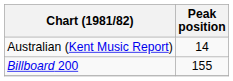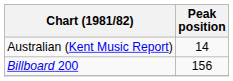(202, 66) 155 -> (202, 66) 156
